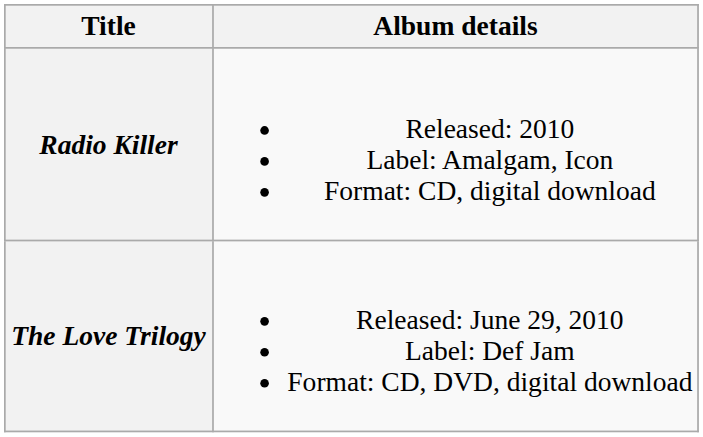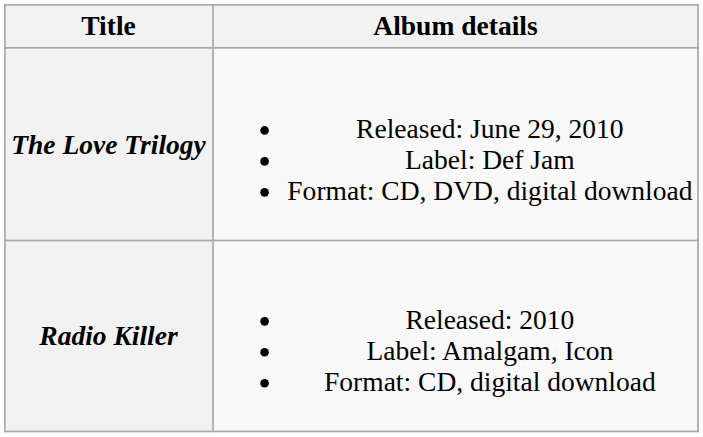rows swapped: (109, 335) <-> (109, 143)
